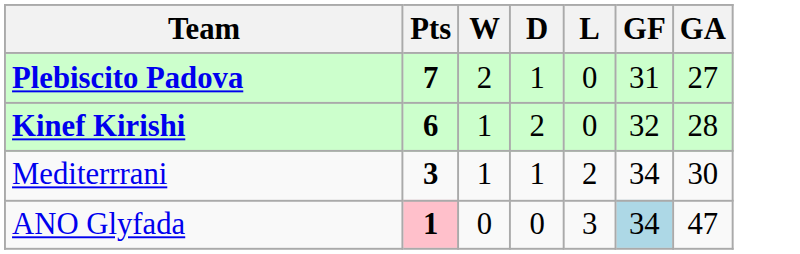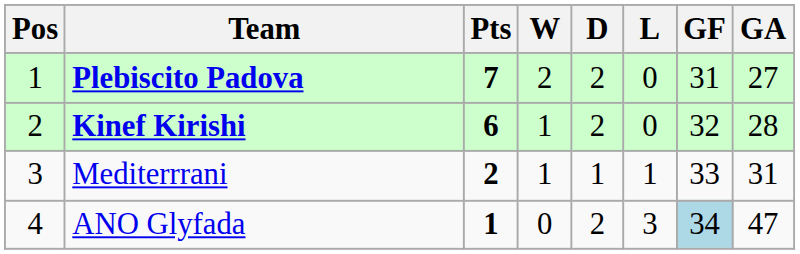+ column: (35, 28)
(537, 77) 1 -> (597, 77) 2
(431, 175) 3 -> (491, 175) 2
(590, 175) 2 -> (650, 175) 1
(644, 175) 34 -> (705, 175) 33
(703, 175) 30 -> (763, 175) 31
(431, 223) pink background -> (491, 223) no background
(537, 223) 0 -> (597, 223) 2
